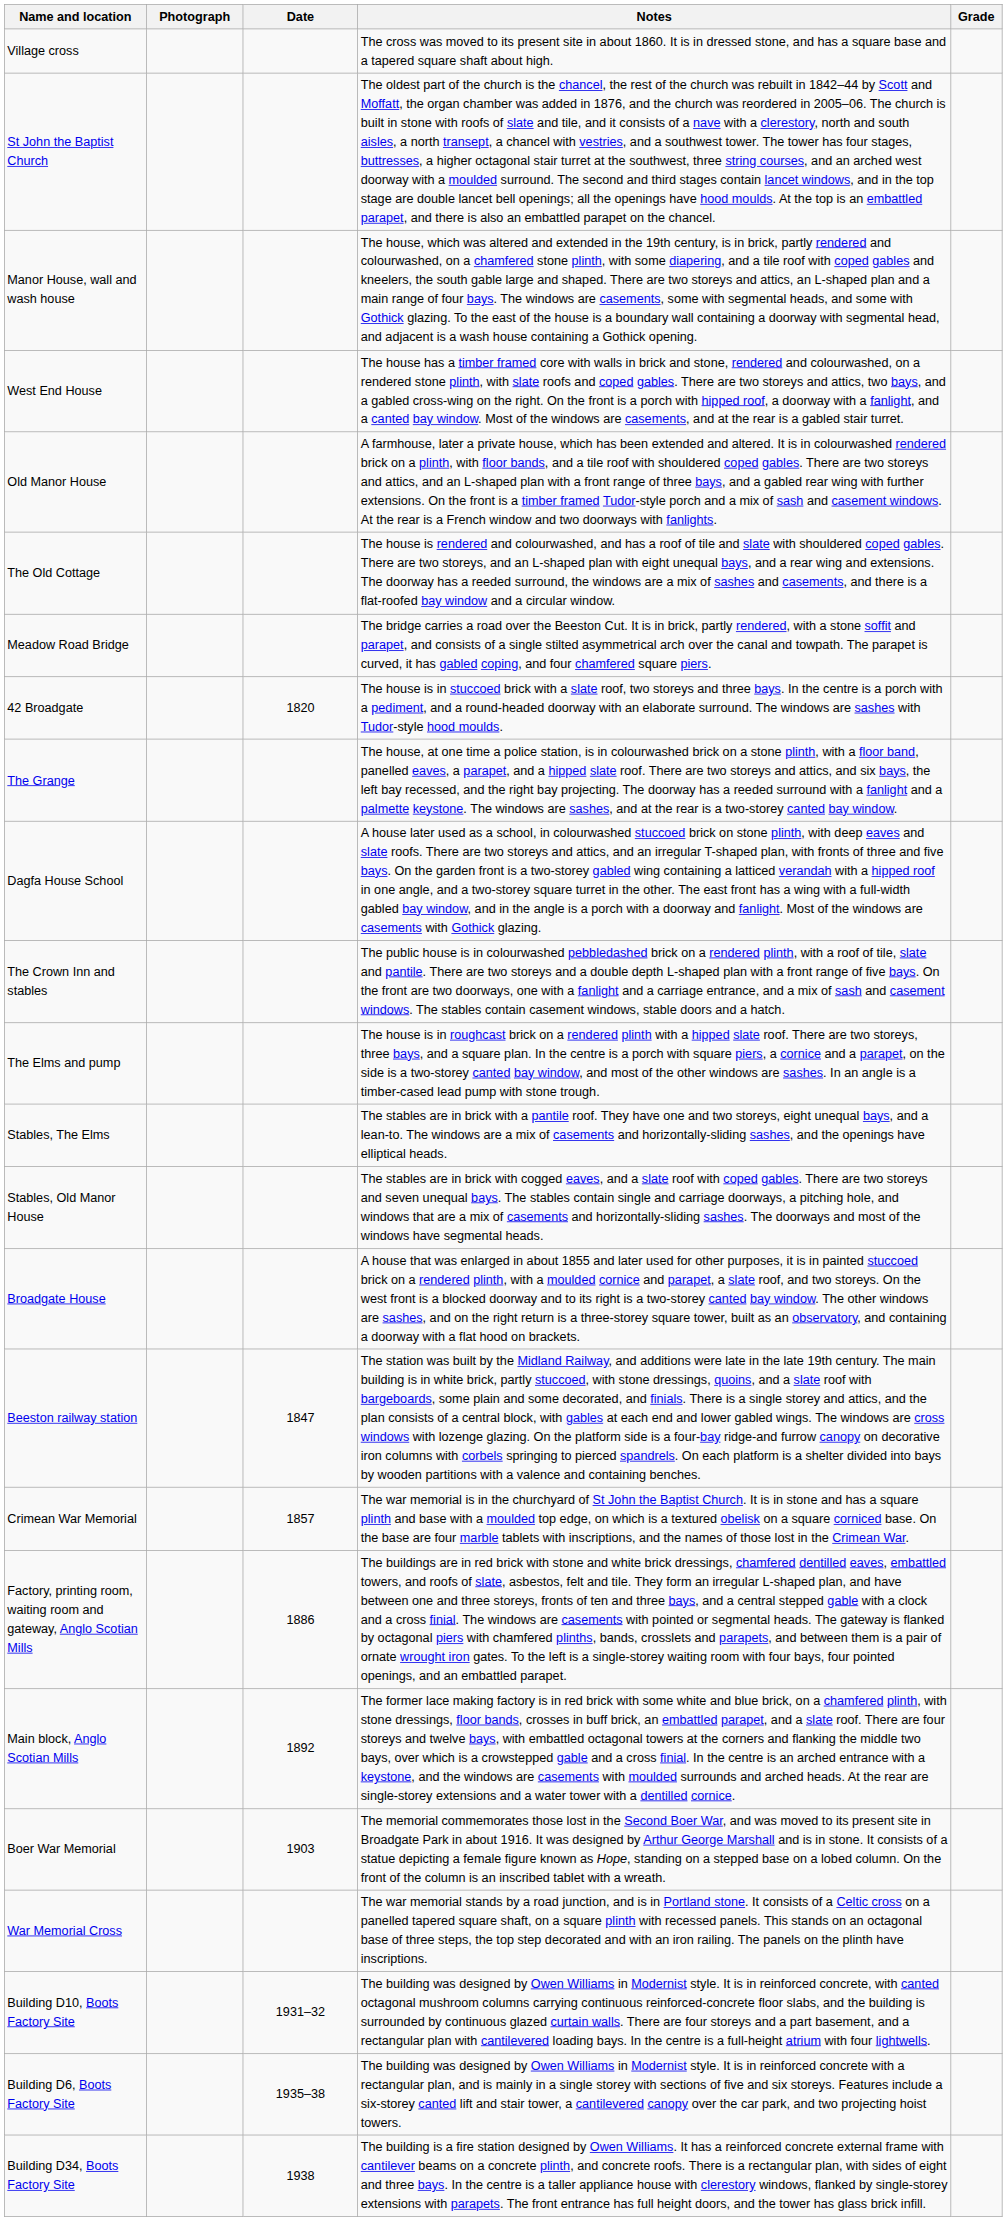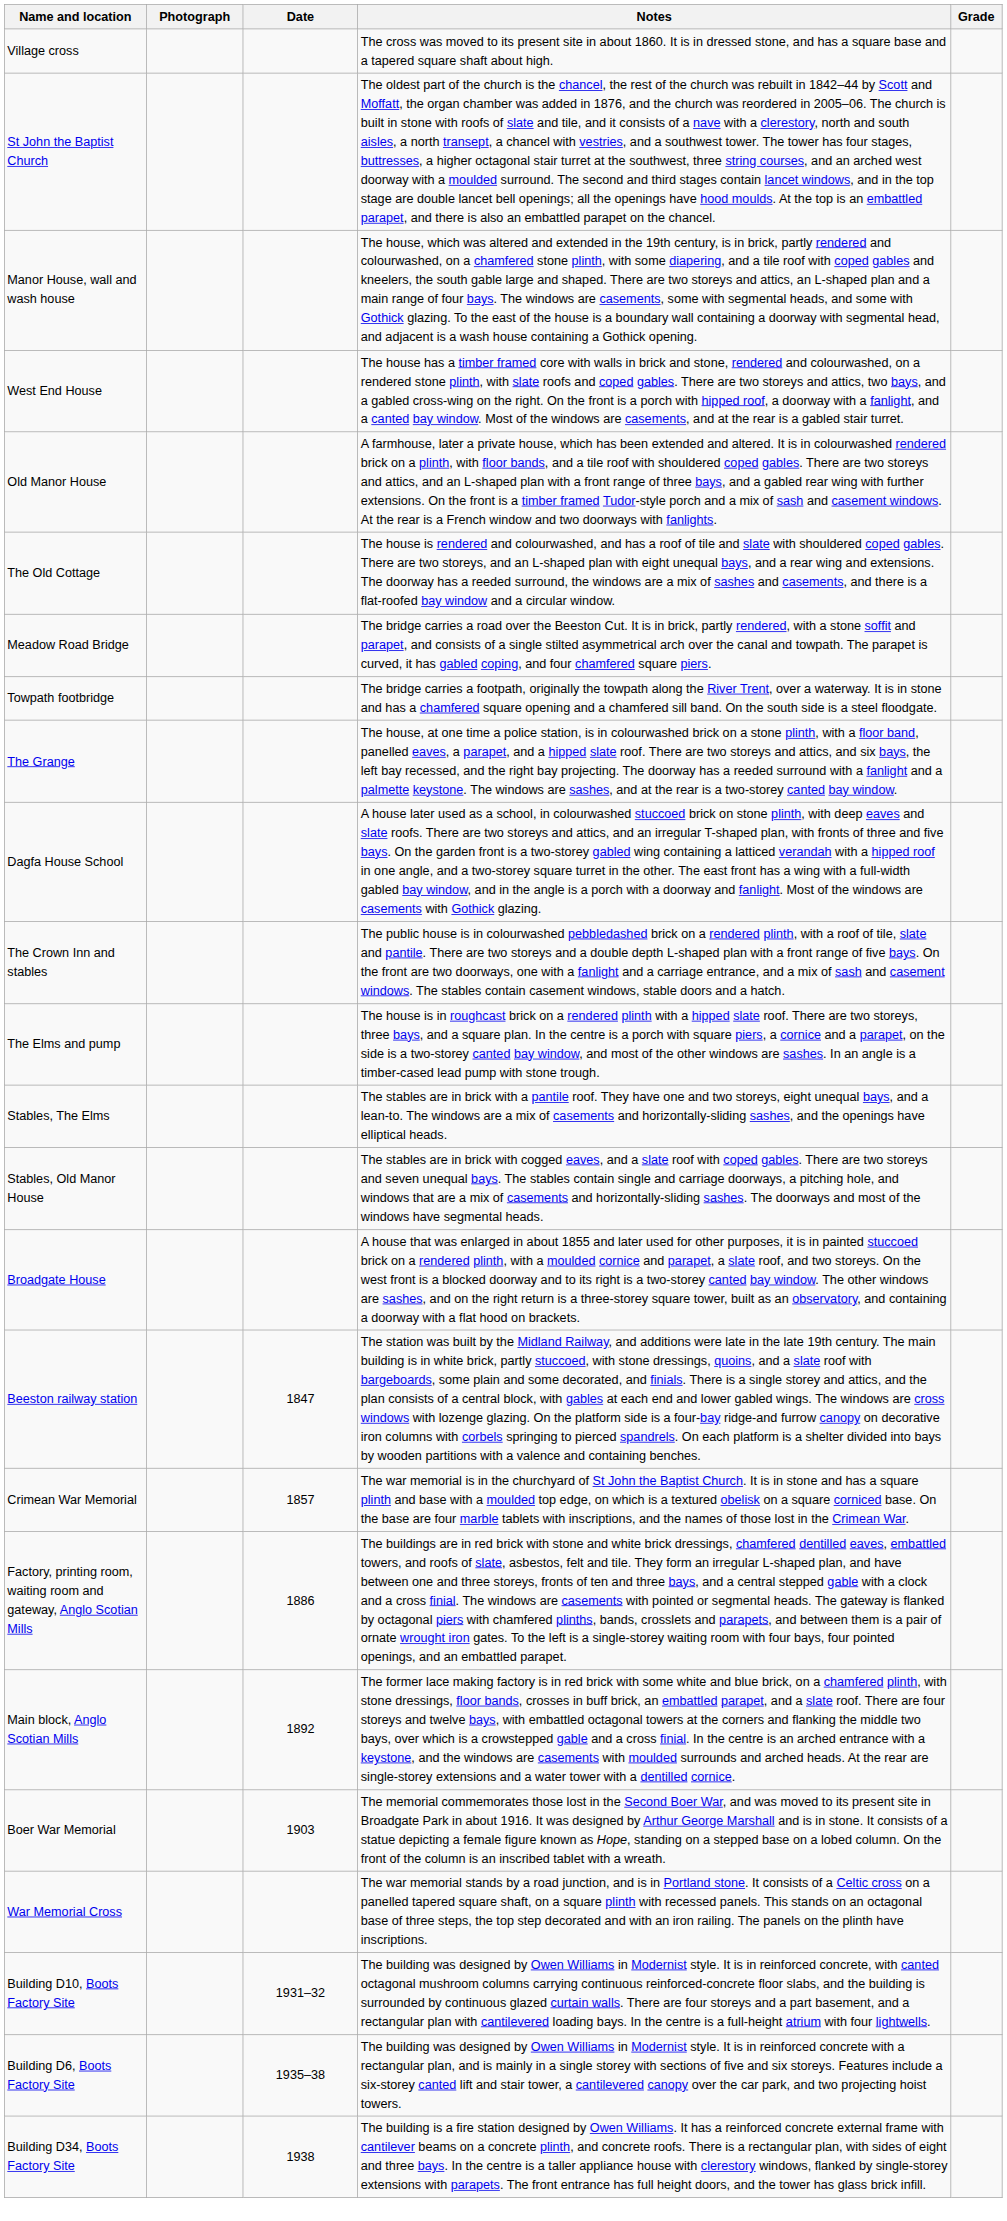+ row: (61, 698)
- row: (45, 708)
